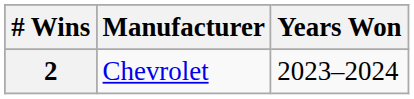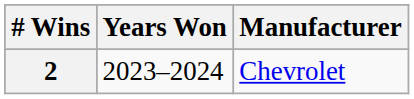columns swapped: (184, 26) <-> (339, 26)
